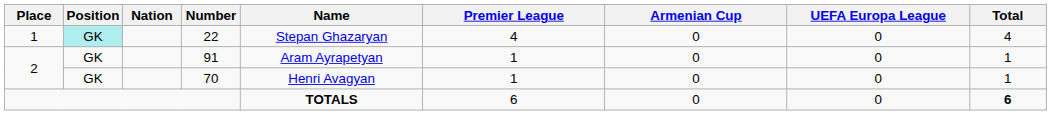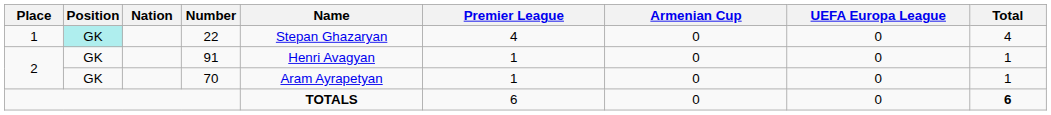(332, 58) Aram Ayrapetyan -> (332, 58) Henri Avagyan
(332, 79) Henri Avagyan -> (332, 79) Aram Ayrapetyan
